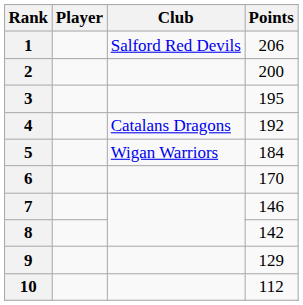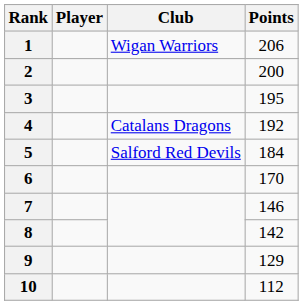(176, 44) Salford Red Devils -> (164, 44) Wigan Warriors
(164, 152) Wigan Warriors -> (176, 152) Salford Red Devils
